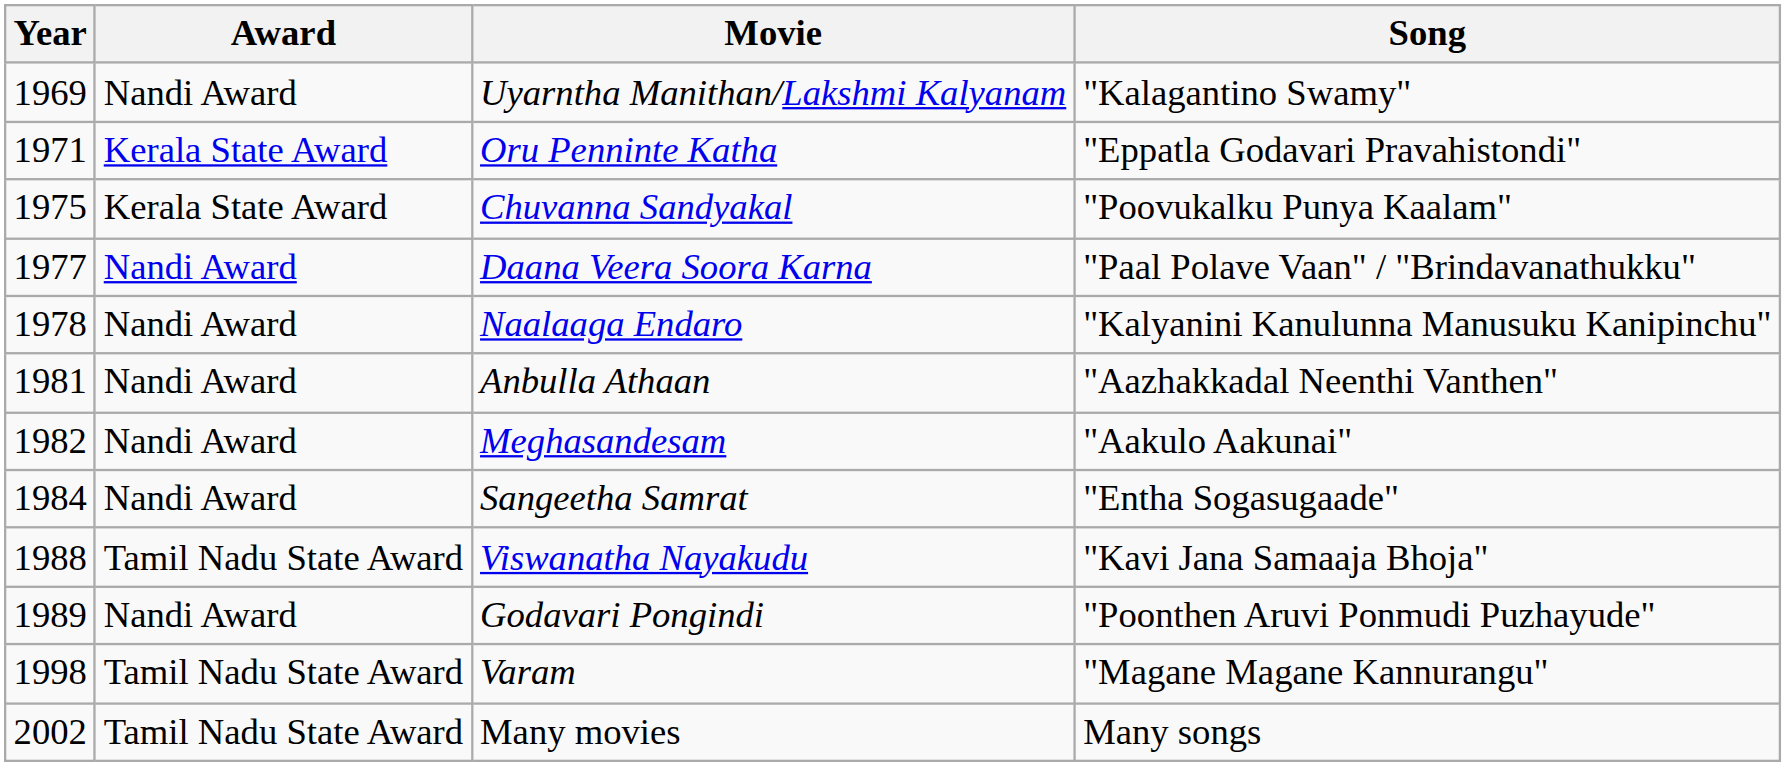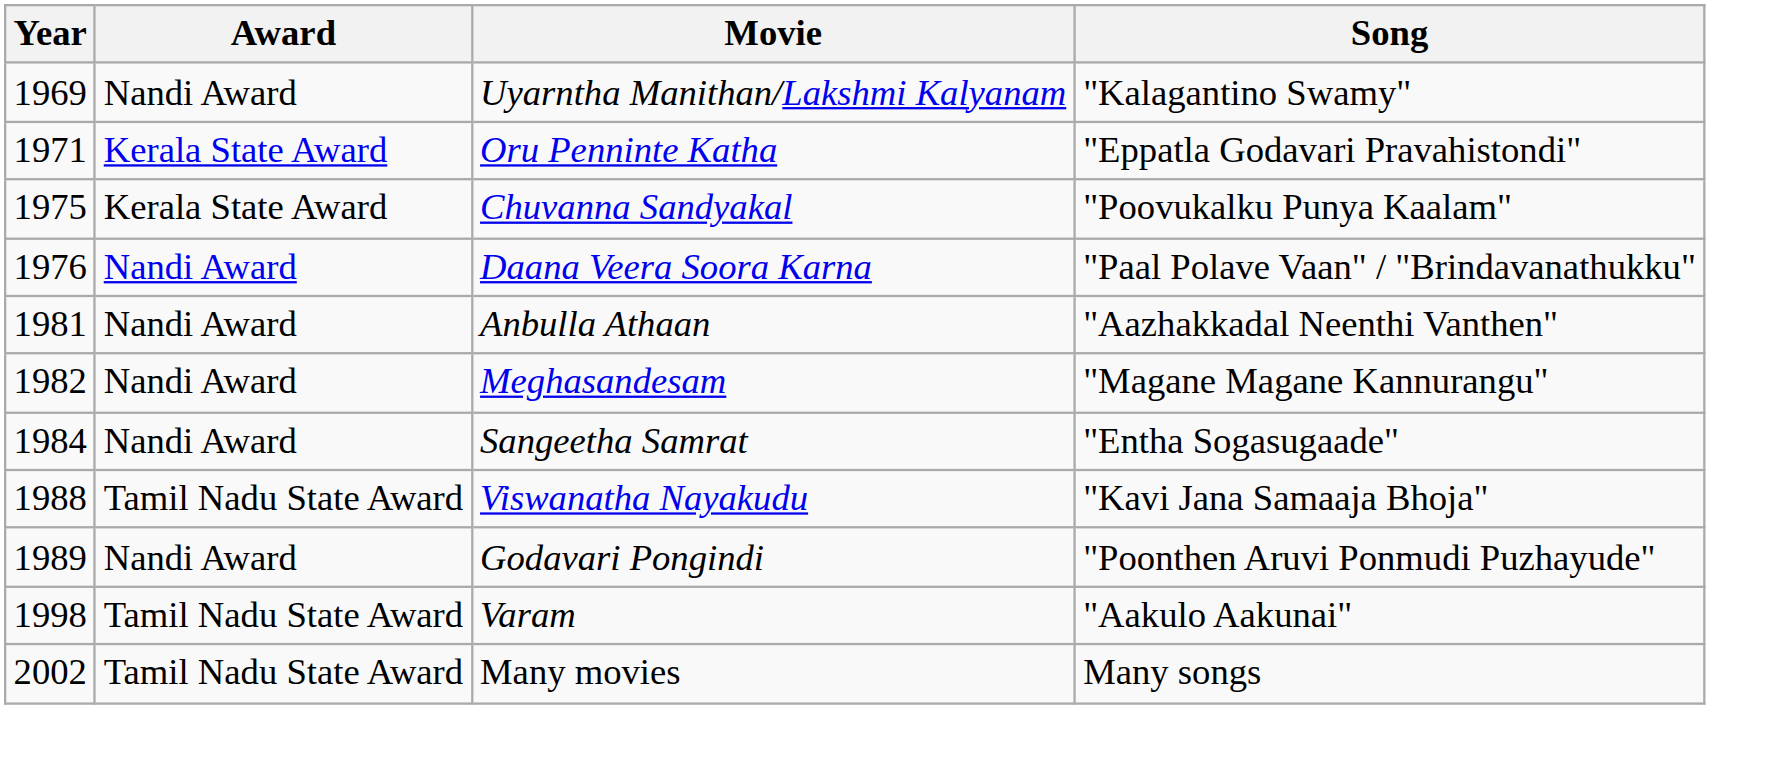(50, 265) 1977 -> (50, 265) 1976
- row: (611, 324)
(1218, 440) "Aakulo Aakunai" -> (1316, 382) "Magane Magane Kannurangu"
(1316, 672) "Magane Magane Kannurangu" -> (1218, 614) "Aakulo Aakunai"
